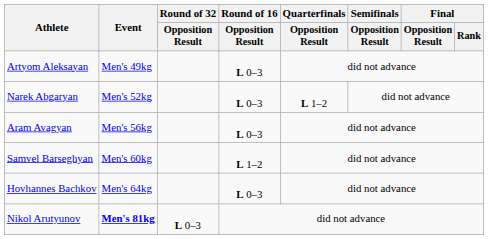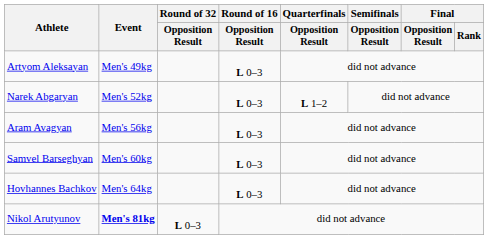(249, 164) L 1–2 -> (249, 164) L 0–3
